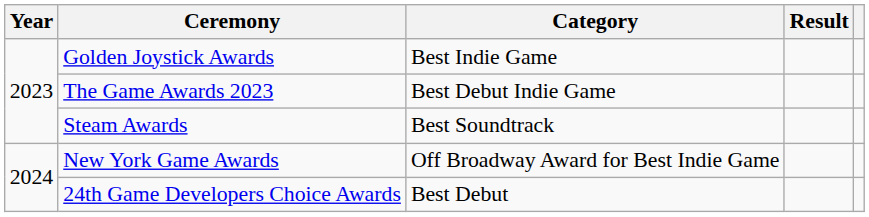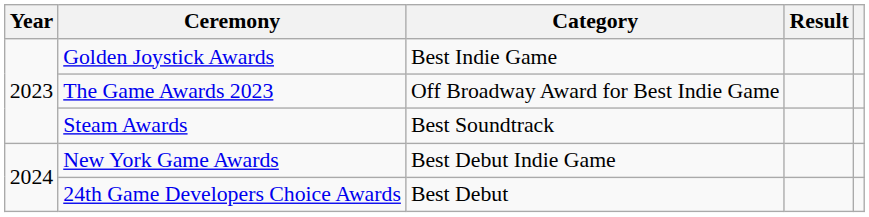(513, 90) Best Debut Indie Game -> (595, 90) Off Broadway Award for Best Indie Game
(595, 159) Off Broadway Award for Best Indie Game -> (513, 159) Best Debut Indie Game
